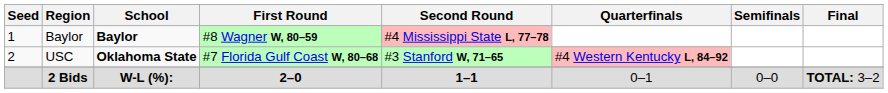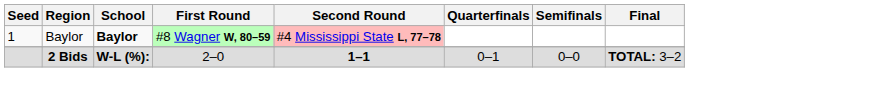- row: (59, 57)
(291, 78) bold -> (213, 57) normal
